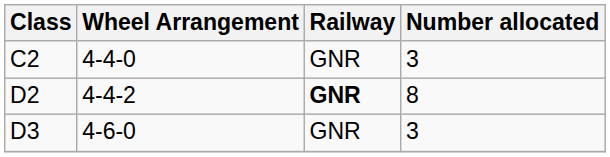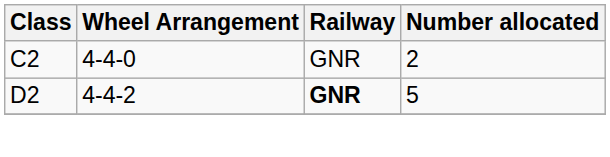(412, 59) 3 -> (412, 59) 2
(412, 95) 8 -> (412, 95) 5
- row: (25, 132)
